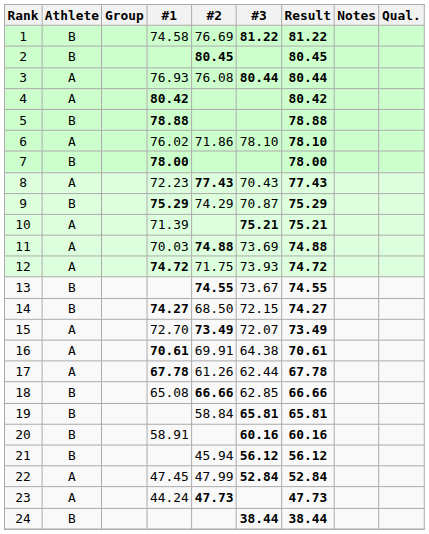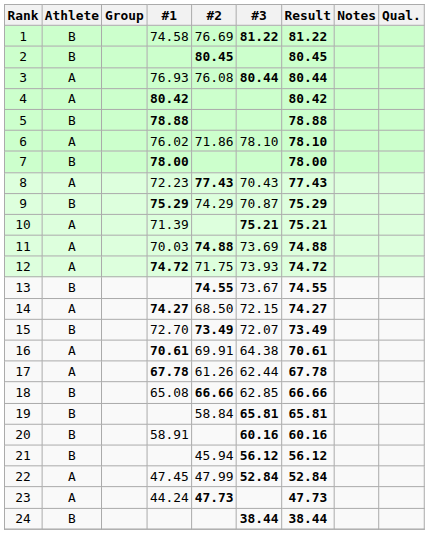(72, 309) B -> (72, 309) A
(72, 330) A -> (72, 330) B
